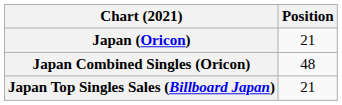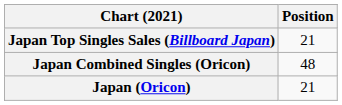rows swapped: (141, 40) <-> (141, 87)
